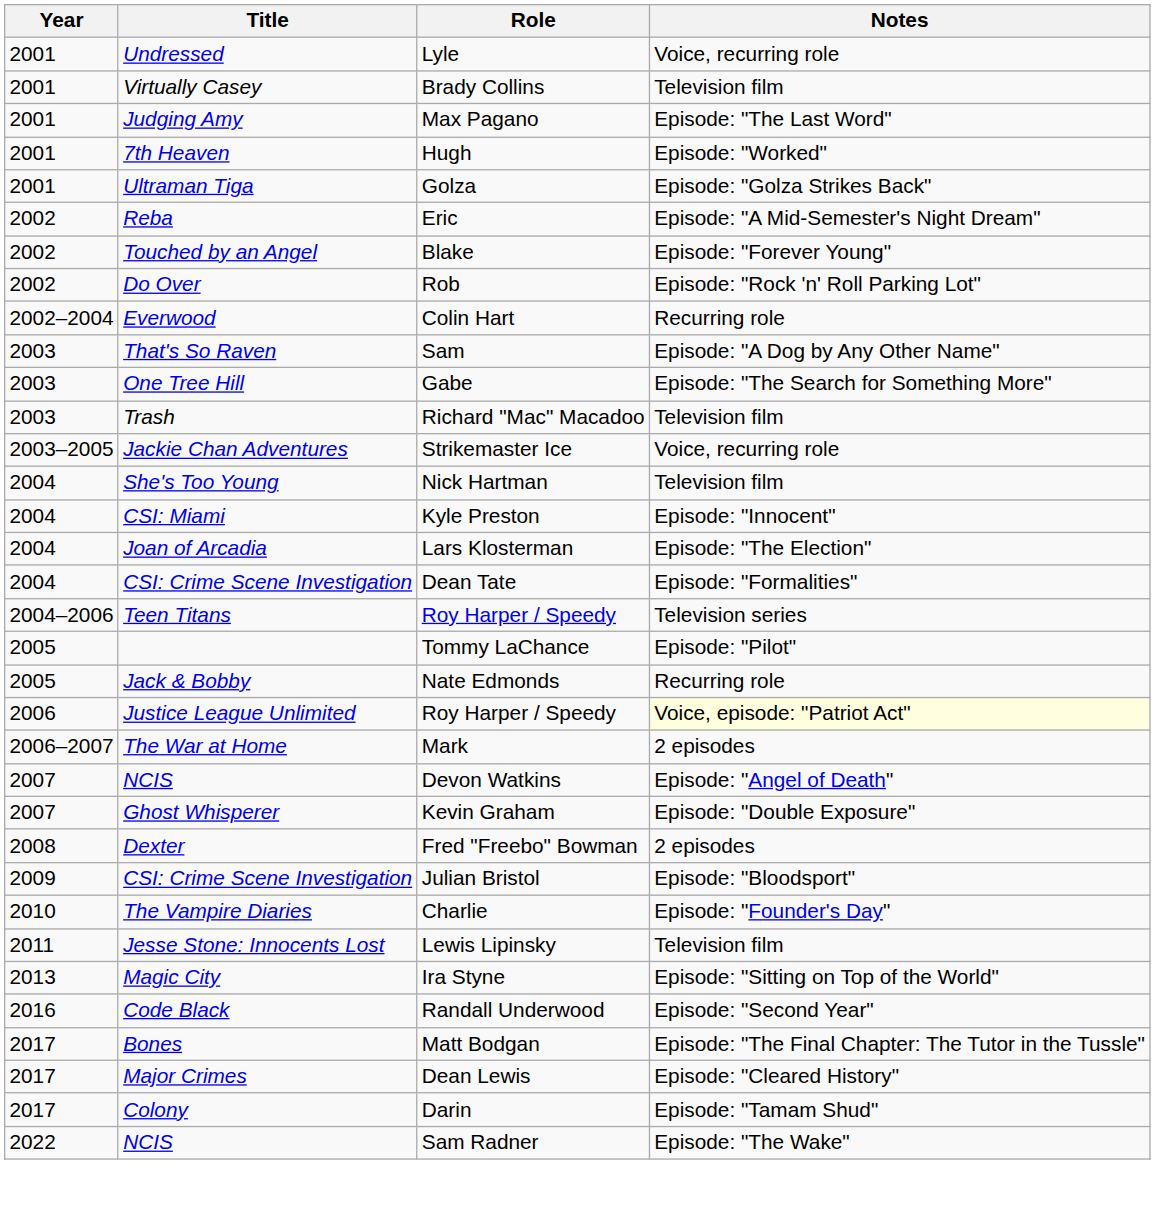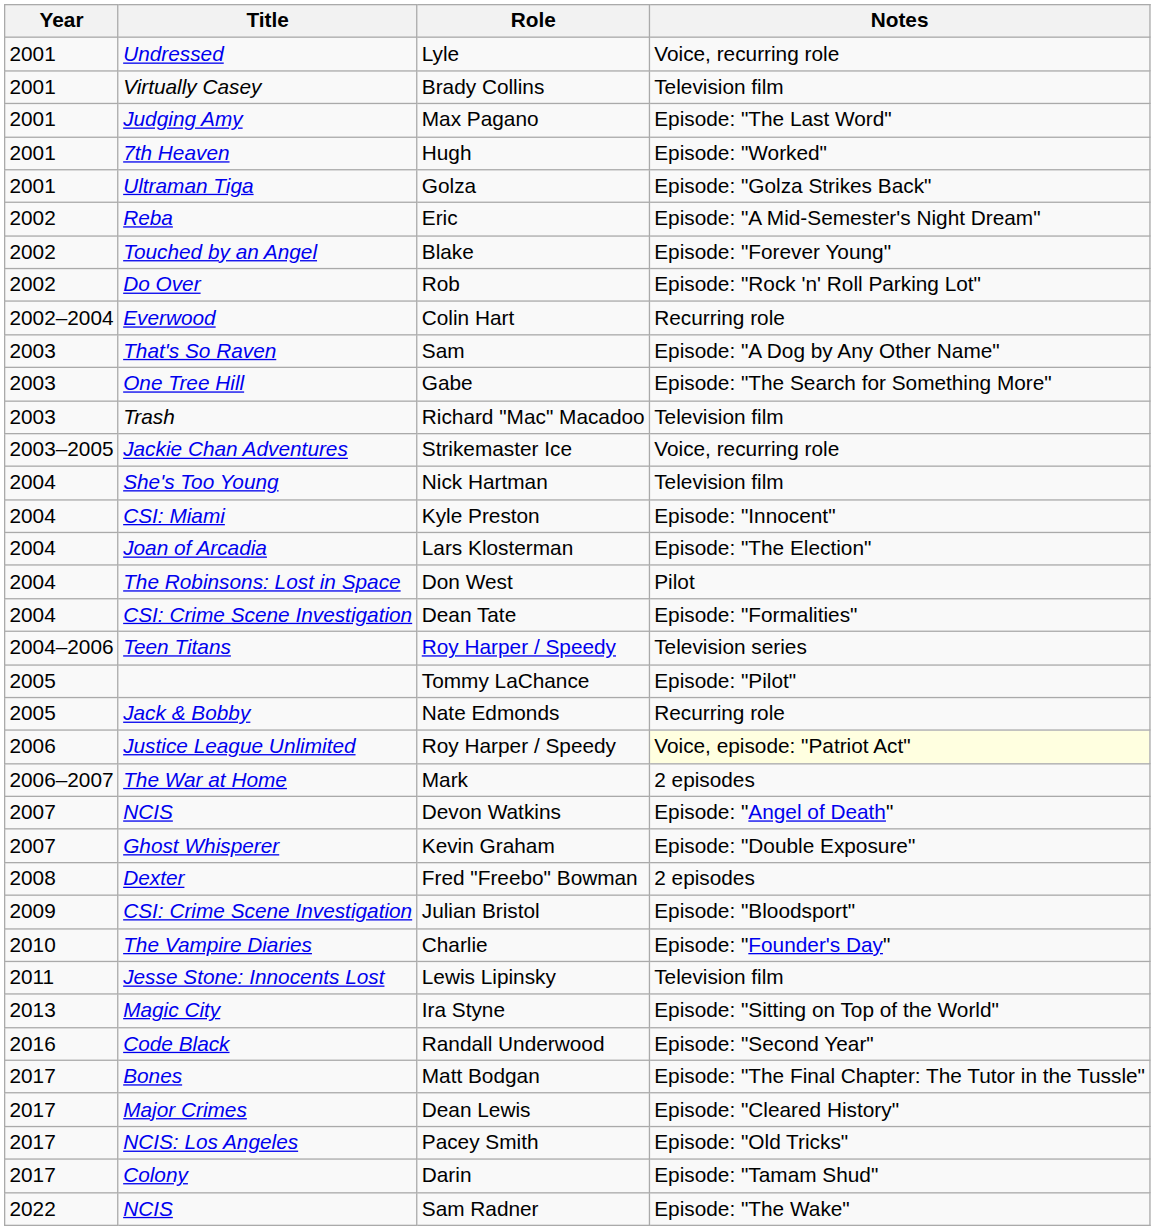+ row: (262, 581)
+ row: (211, 1142)
